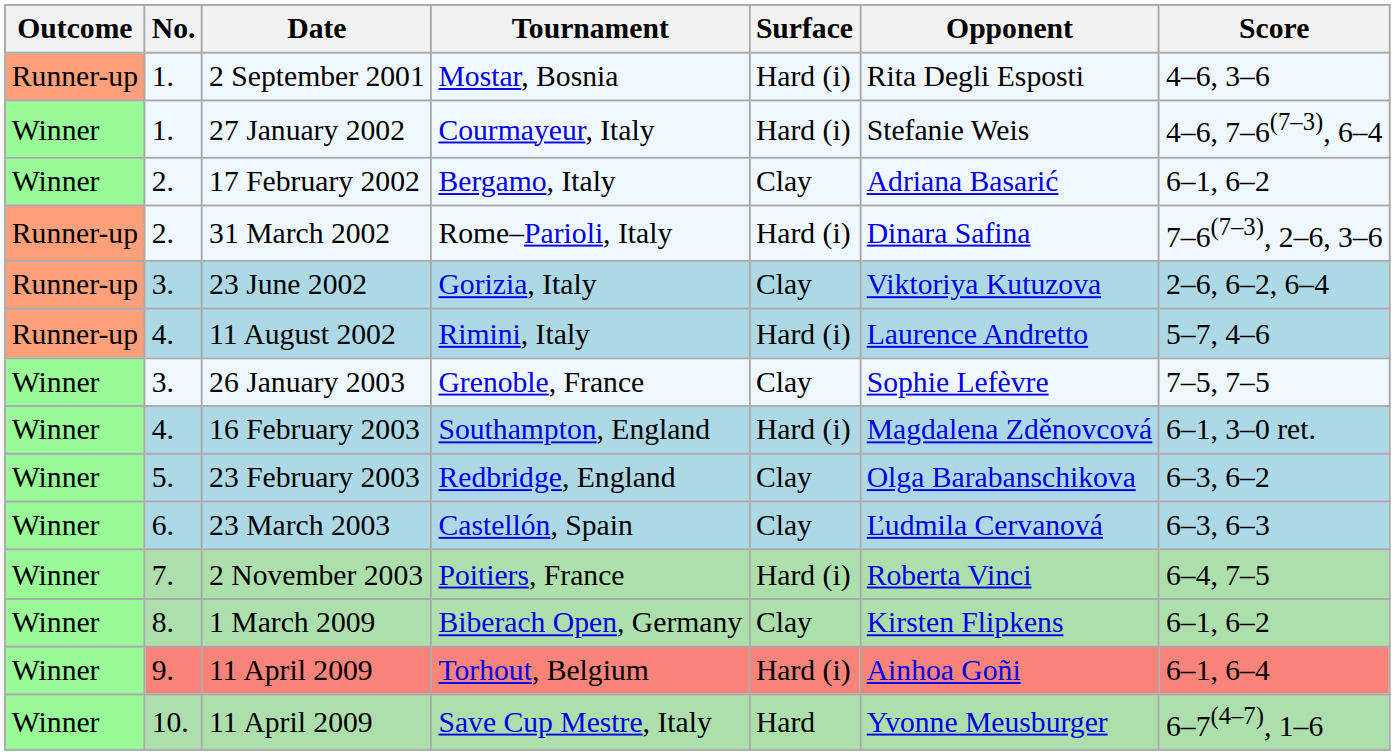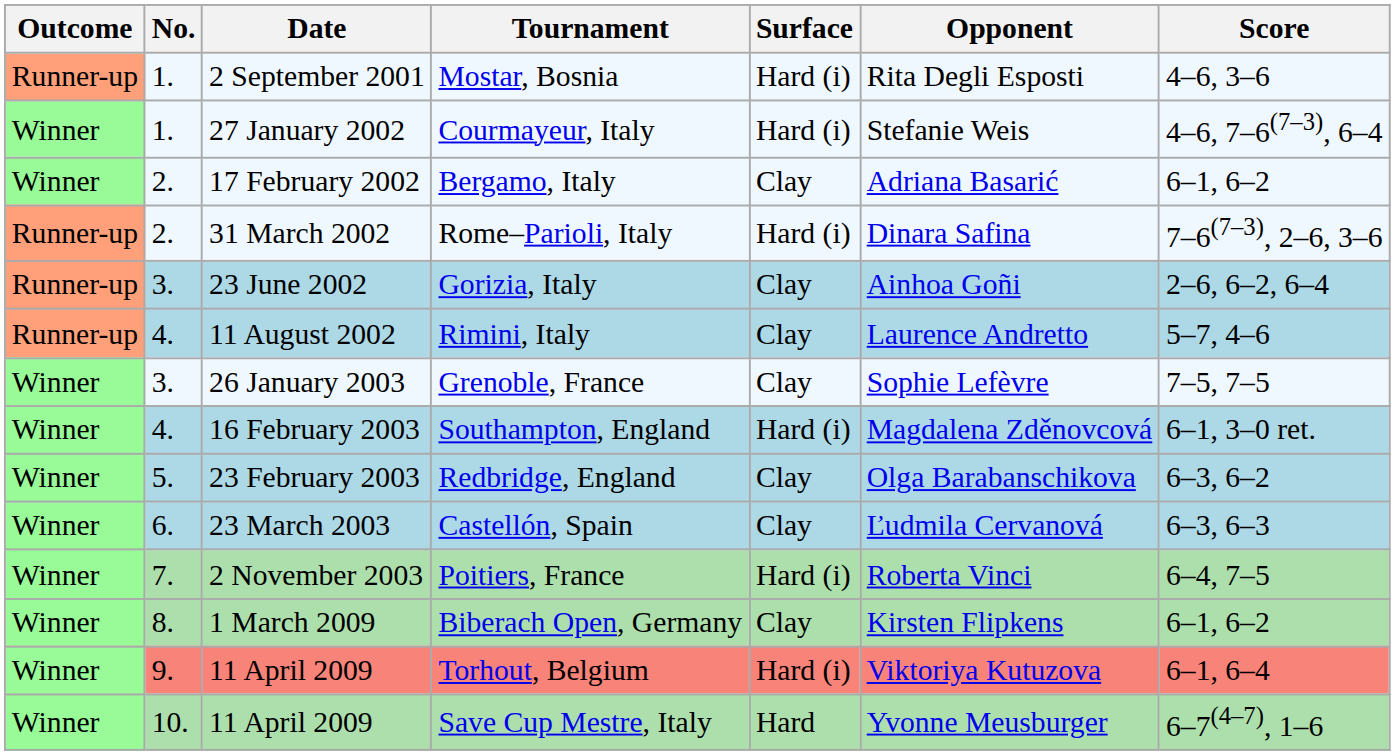(984, 284) Viktoriya Kutuzova -> (944, 284) Ainhoa Goñi
(803, 332) Hard (i) -> (784, 332) Clay
(944, 669) Ainhoa Goñi -> (984, 669) Viktoriya Kutuzova
